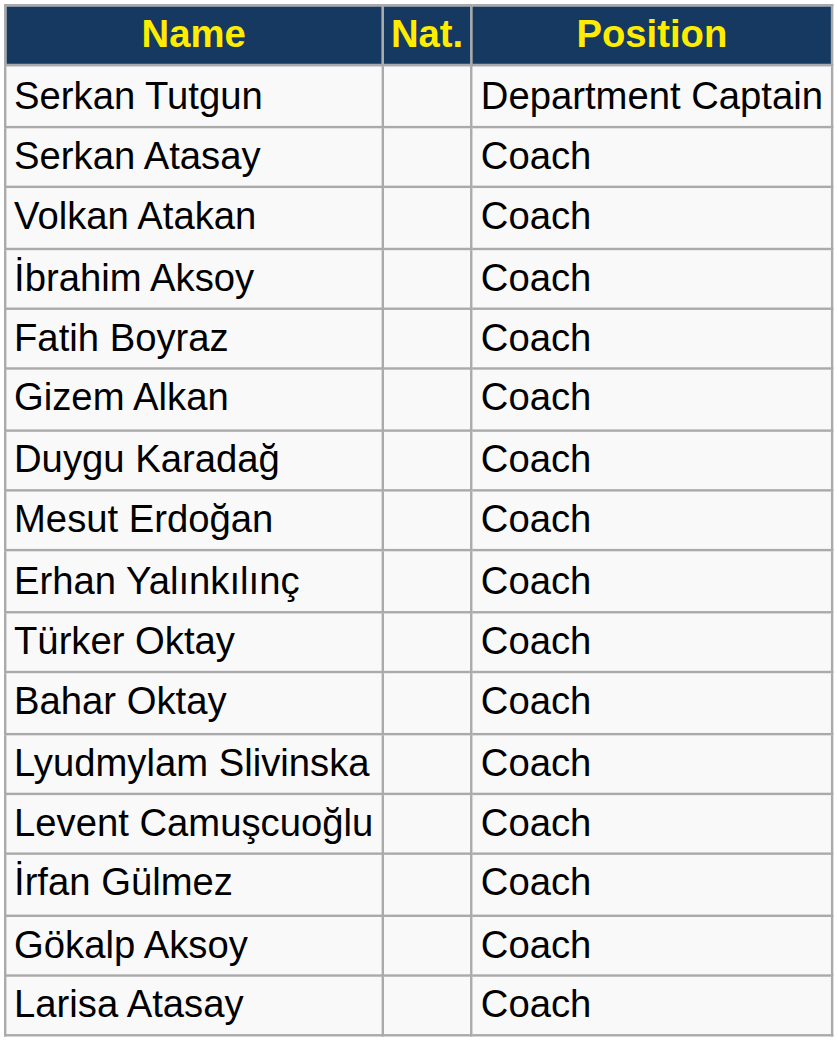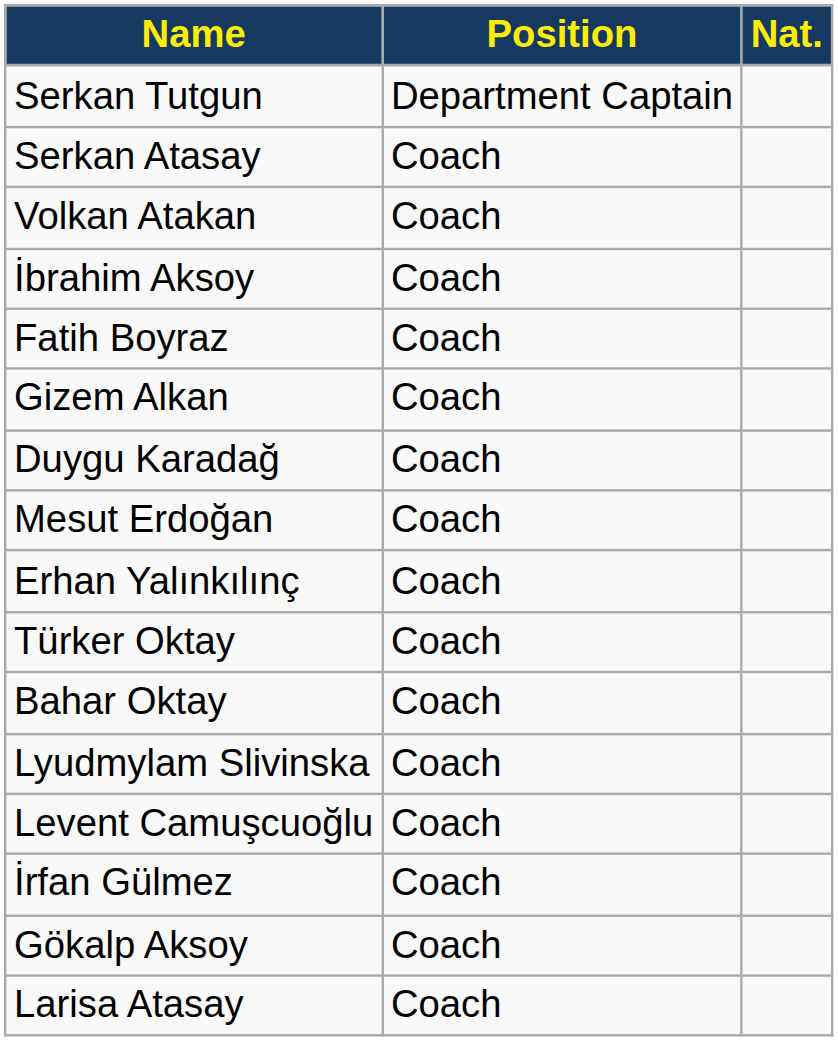columns swapped: (427, 34) <-> (652, 34)
